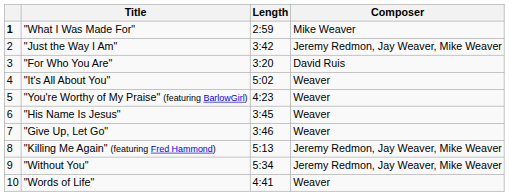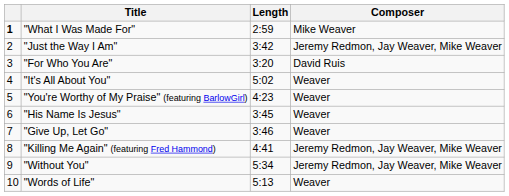(263, 149) 5:13 -> (263, 149) 4:41
(263, 183) 4:41 -> (263, 183) 5:13
